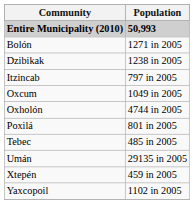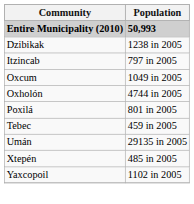- row: (19, 45)
(152, 142) 485 in 2005 -> (152, 126) 459 in 2005
(152, 175) 459 in 2005 -> (152, 158) 485 in 2005
